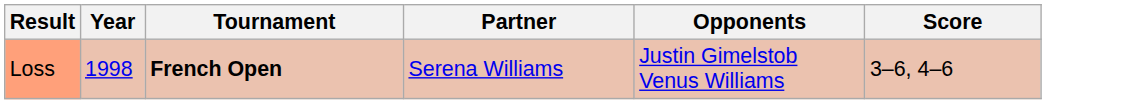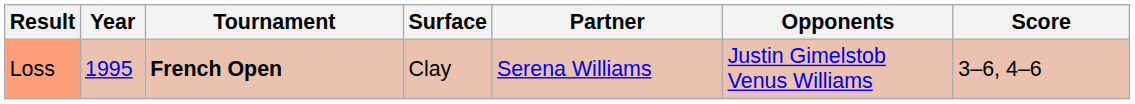+ column: (448, 21)
(109, 68) 1998 -> (109, 68) 1995
